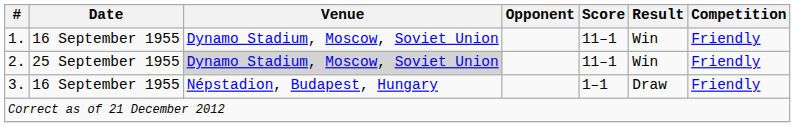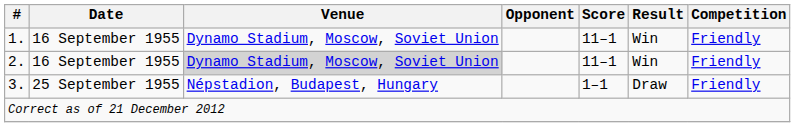(106, 63) 25 September 1955 -> (106, 63) 16 September 1955
(106, 87) 16 September 1955 -> (106, 87) 25 September 1955
